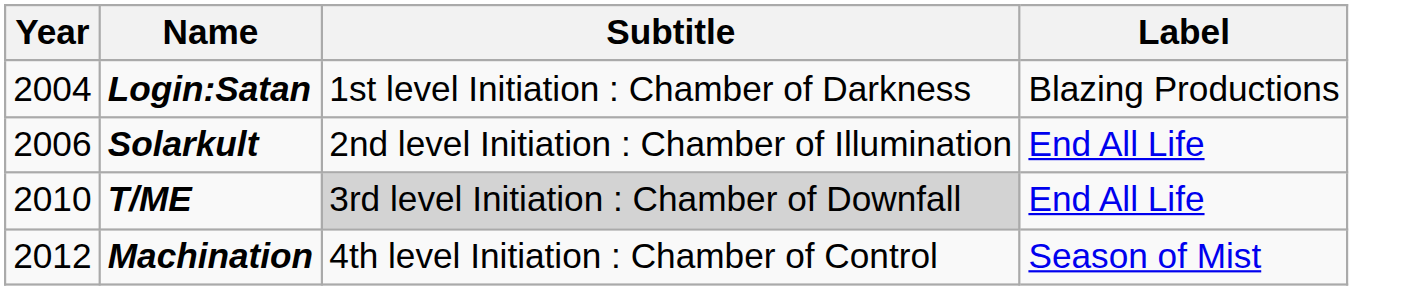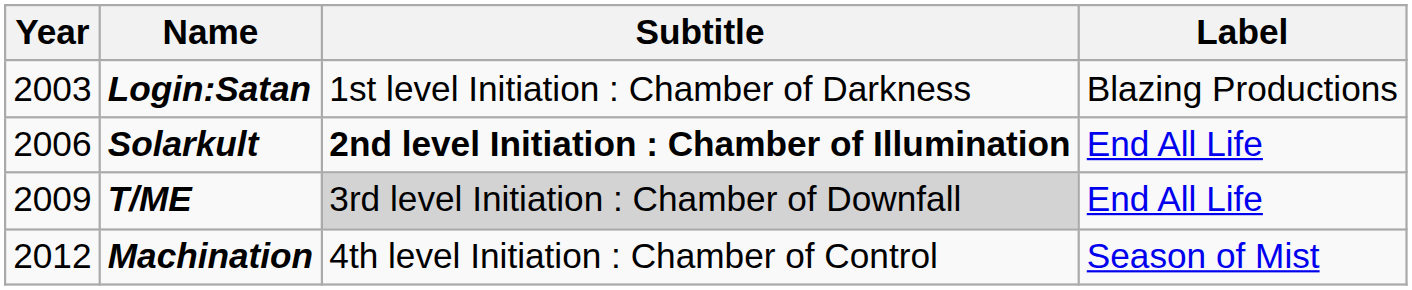(52, 88) 2004 -> (52, 88) 2003
(671, 144) normal -> (700, 144) bold
(52, 199) 2010 -> (52, 199) 2009
